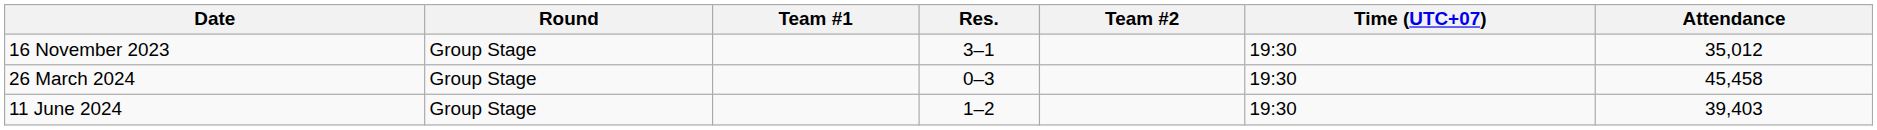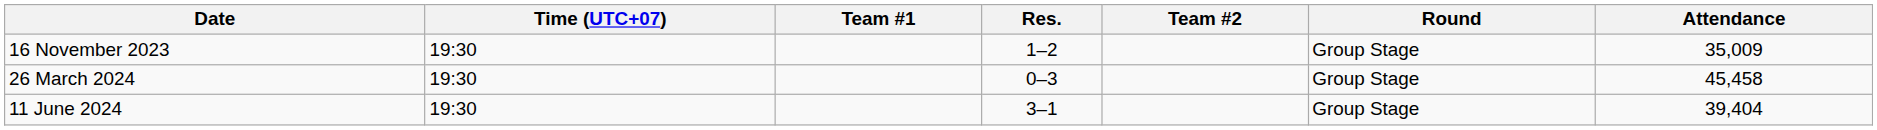columns swapped: (1420, 19) <-> (569, 19)
(979, 49) 3–1 -> (1042, 49) 1–2
(1734, 49) 35,012 -> (1734, 49) 35,009
(979, 109) 1–2 -> (1042, 109) 3–1
(1734, 109) 39,403 -> (1734, 109) 39,404
